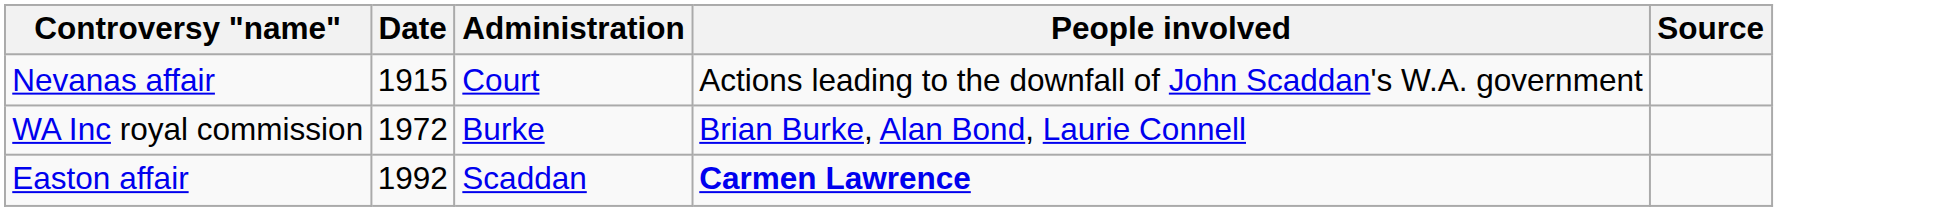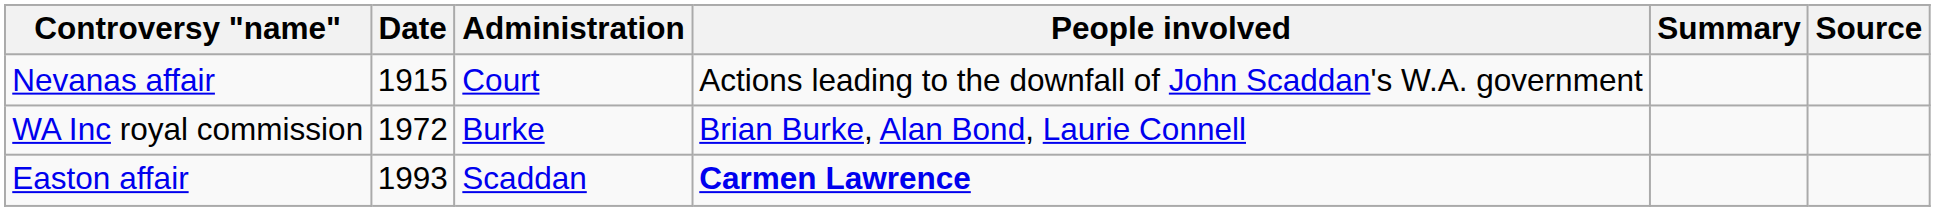+ column: (1729, 29)
(413, 179) 1992 -> (413, 179) 1993
